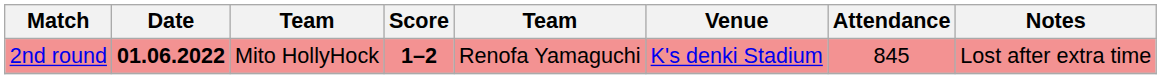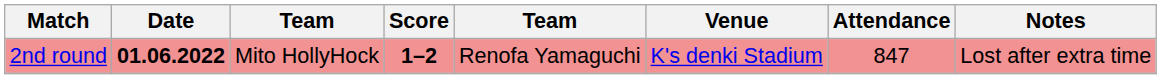(892, 55) 845 -> (892, 55) 847
